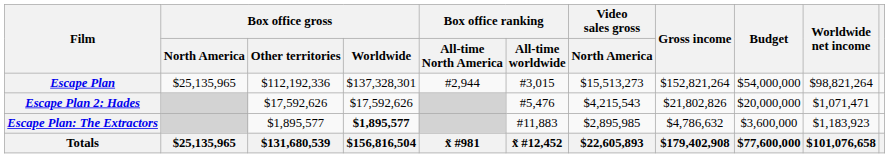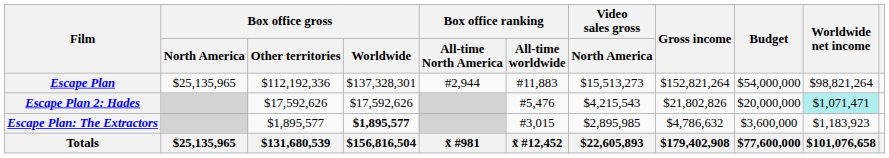(537, 83) #3,015 -> (537, 83) #11,883
(841, 103) no background -> (841, 103) paleturquoise background
(537, 123) #11,883 -> (537, 123) #3,015
